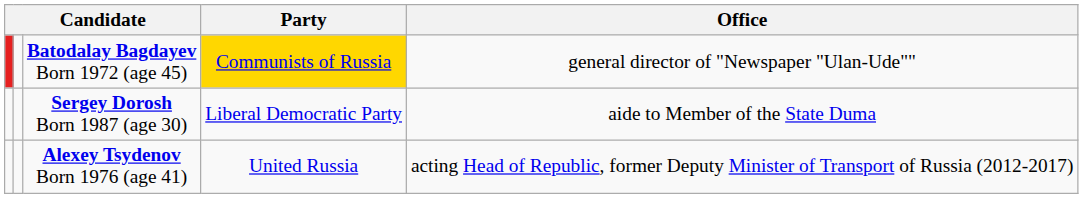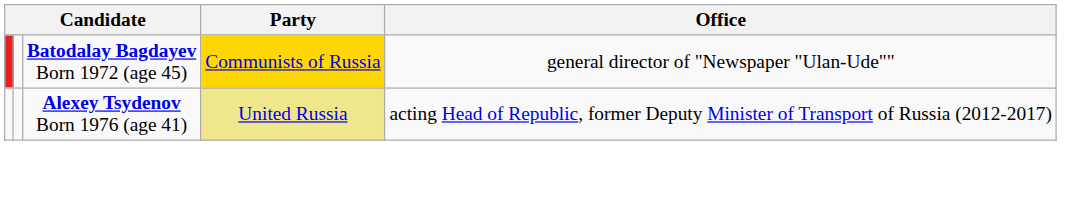- row: (112, 113)
(304, 166) no background -> (293, 113) khaki background
